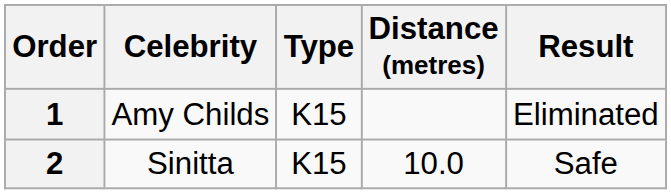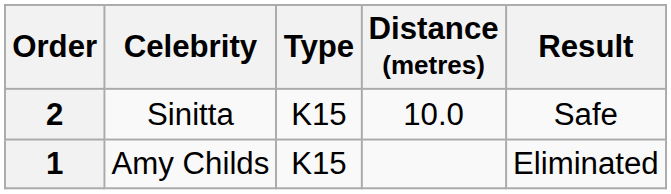rows swapped: (55, 113) <-> (55, 163)
